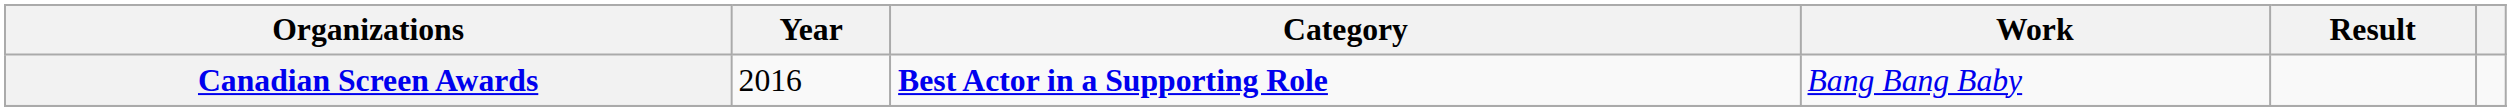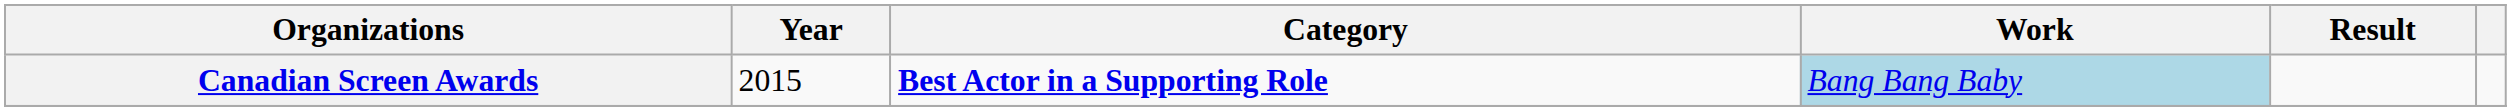(770, 79) 2016 -> (770, 79) 2015
(1915, 79) no background -> (1915, 79) lightblue background
